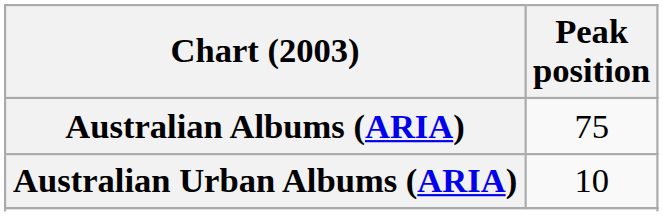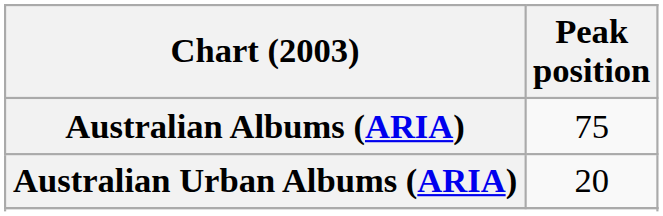(592, 180) 10 -> (592, 180) 20
